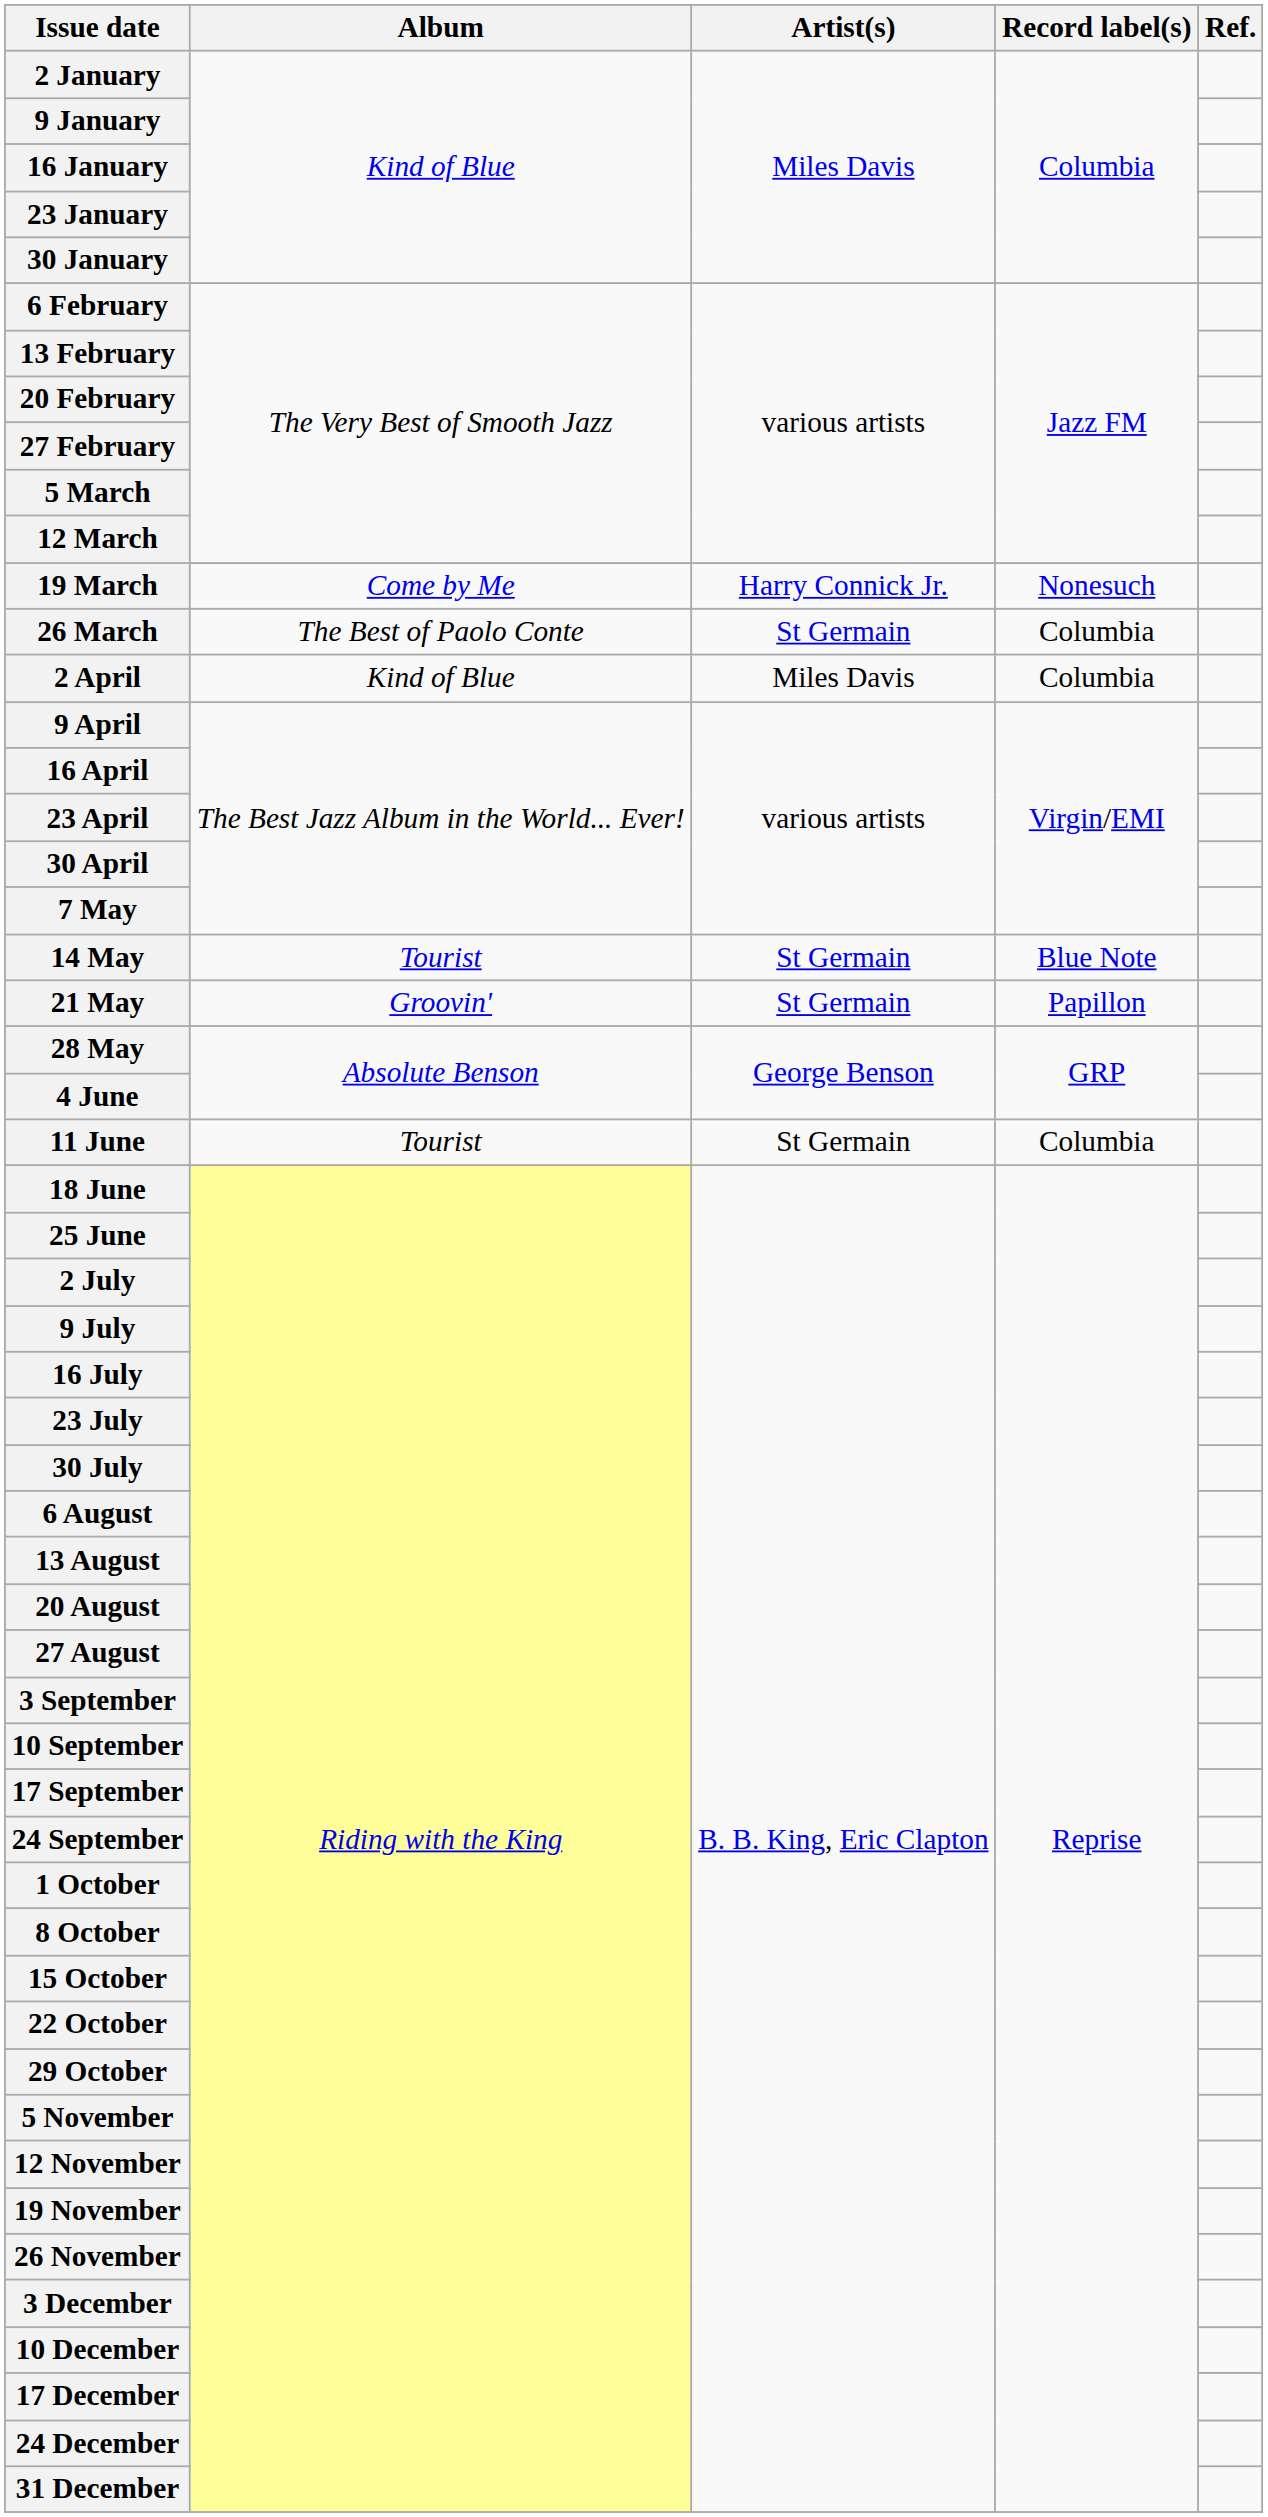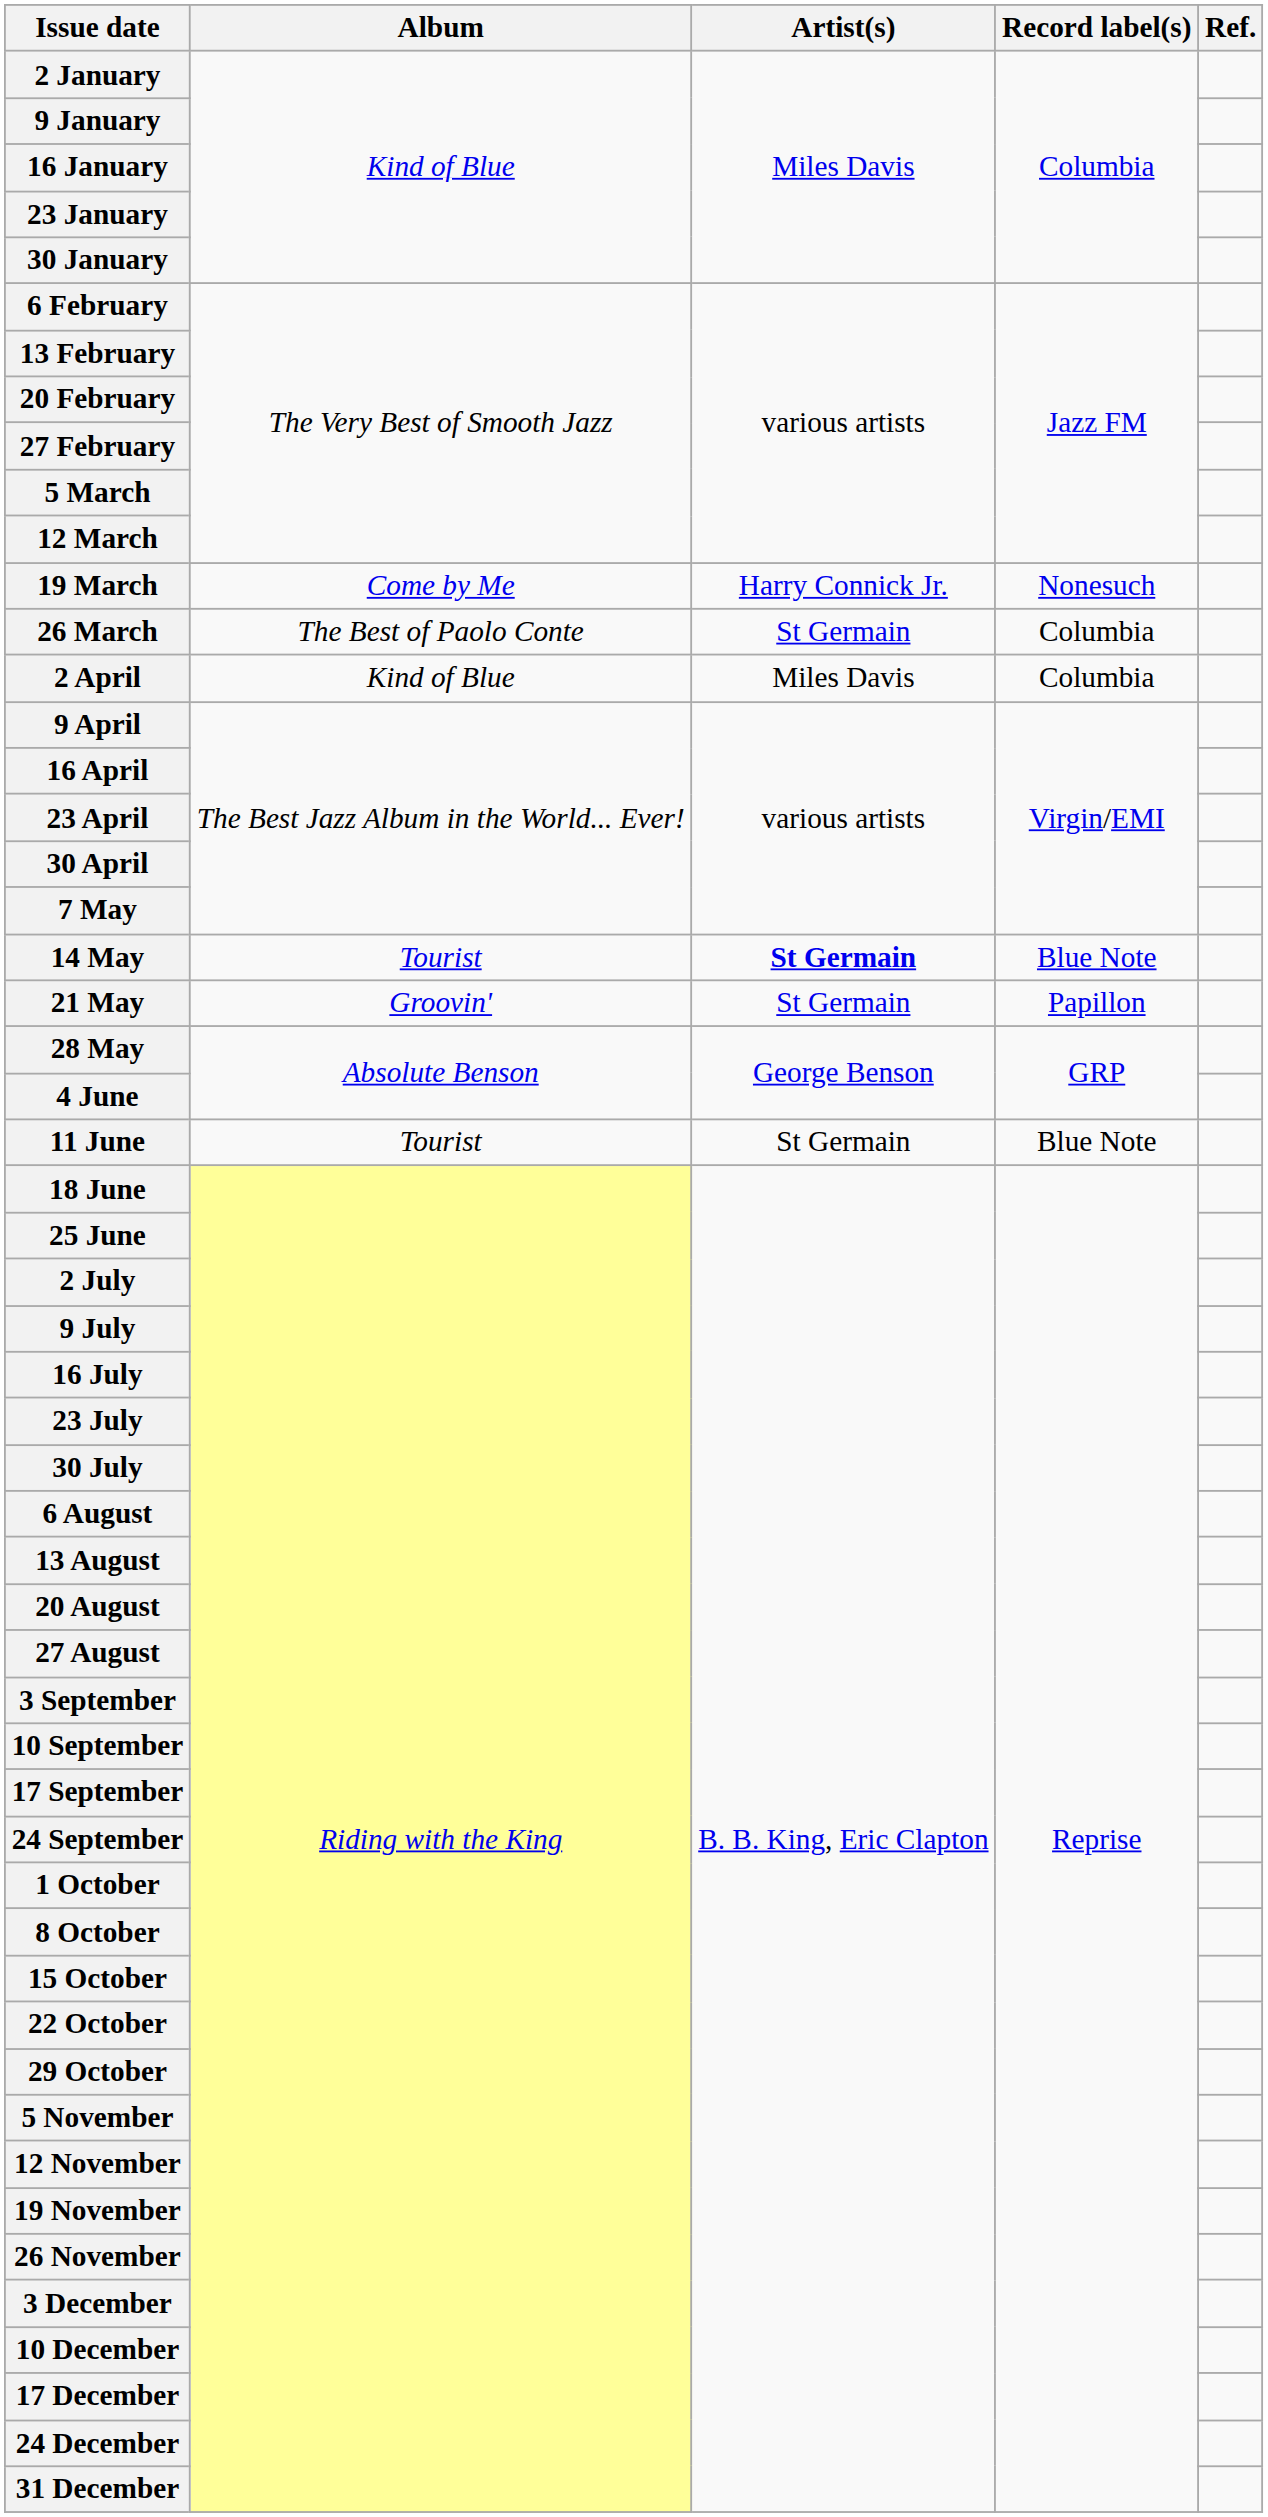(843, 956) normal -> (843, 956) bold
(1097, 1142) Columbia -> (1097, 1142) Blue Note
